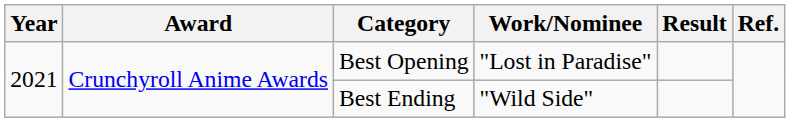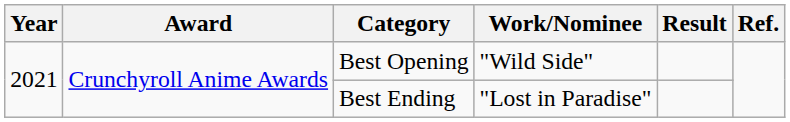(565, 60) "Lost in Paradise" -> (536, 60) "Wild Side"
(536, 98) "Wild Side" -> (565, 98) "Lost in Paradise"
